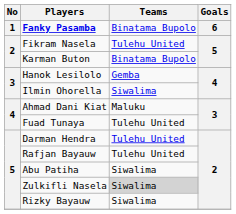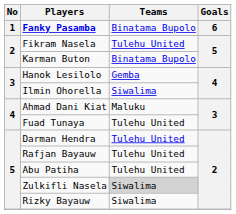(134, 169) Siwalima -> (148, 169) Tulehu United
